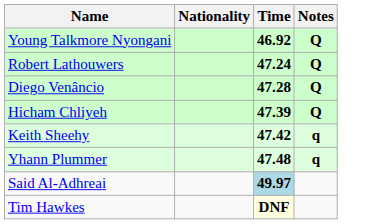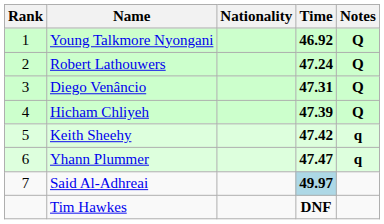+ column: (25, 16)
(274, 87) 47.28 -> (316, 87) 47.31
(274, 159) 47.48 -> (316, 159) 47.47
(274, 207) lightyellow background -> (316, 207) no background
